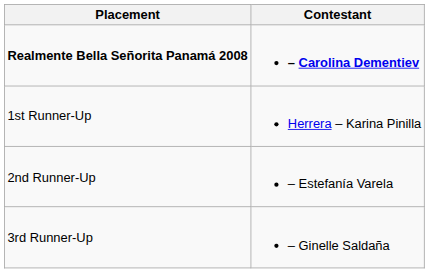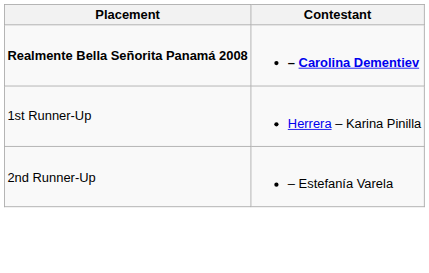- row: (50, 238)
